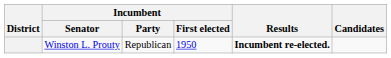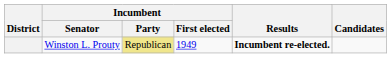(148, 45) no background -> (148, 45) khaki background
(186, 45) 1950 -> (186, 45) 1949
